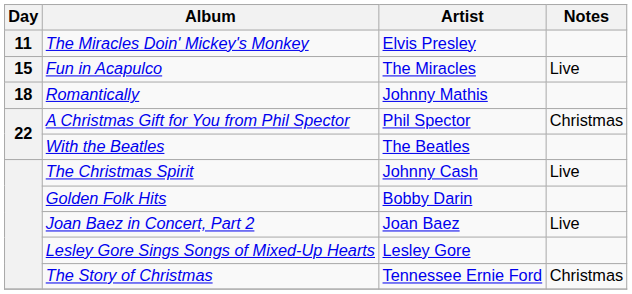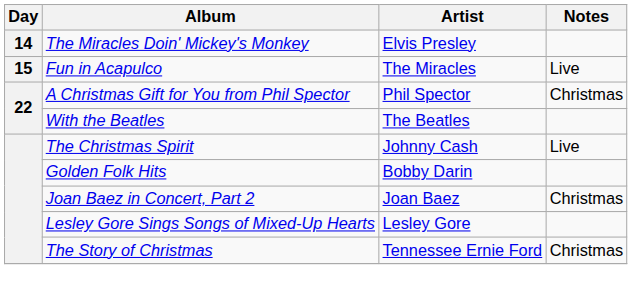(23, 43) 11 -> (23, 43) 14
- row: (92, 95)
(565, 224) Live -> (586, 198) Christmas
